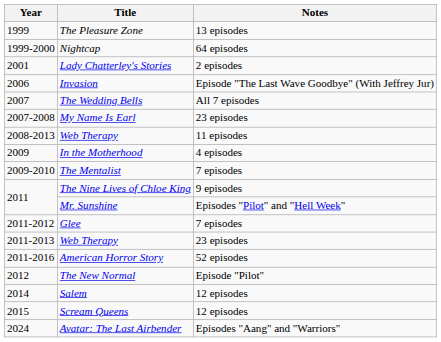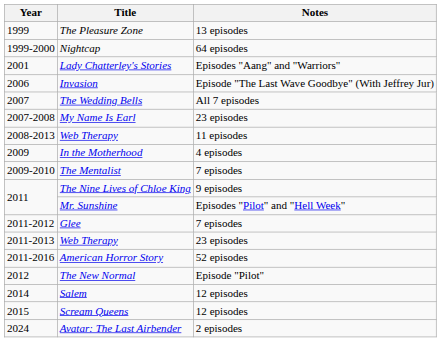(219, 65) 2 episodes -> (268, 65) Episodes "Aang" and "Warriors"
(268, 328) Episodes "Aang" and "Warriors" -> (219, 328) 2 episodes
